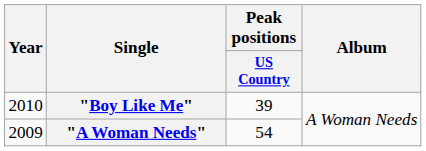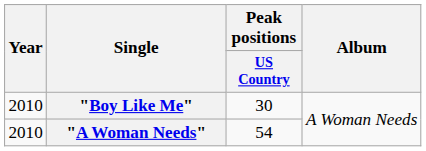(264, 105) 39 -> (264, 105) 30
(26, 132) 2009 -> (26, 132) 2010
